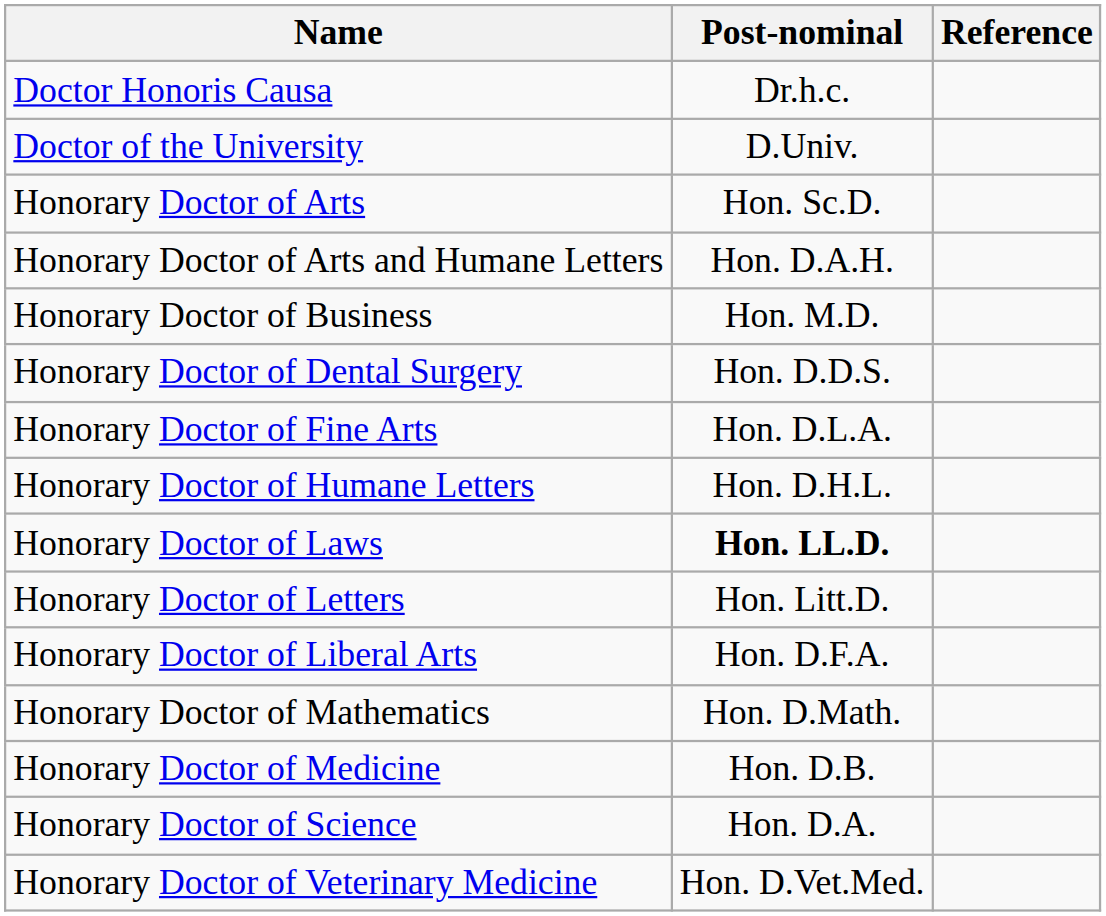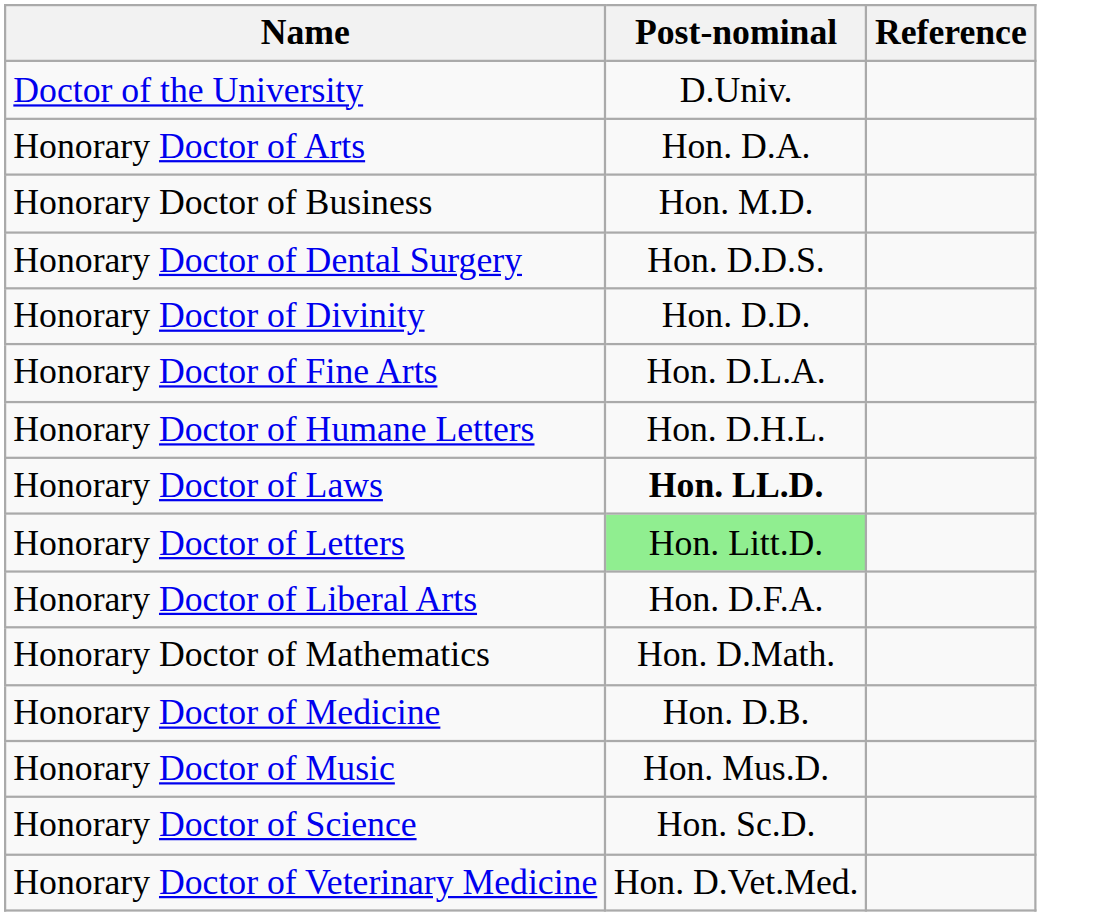- row: (173, 89)
(802, 202) Hon. Sc.D. -> (736, 145) Hon. D.A.
- row: (338, 259)
+ row: (219, 315)
(802, 598) no background -> (736, 542) lightgreen background
+ row: (204, 768)
(802, 825) Hon. D.A. -> (736, 825) Hon. Sc.D.
